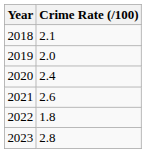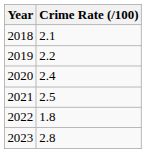(47, 55) 2.0 -> (47, 55) 2.2
(47, 96) 2.6 -> (47, 96) 2.5
